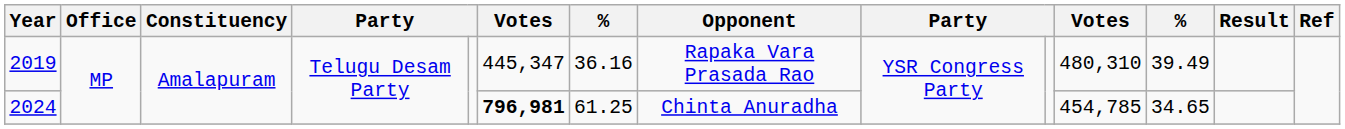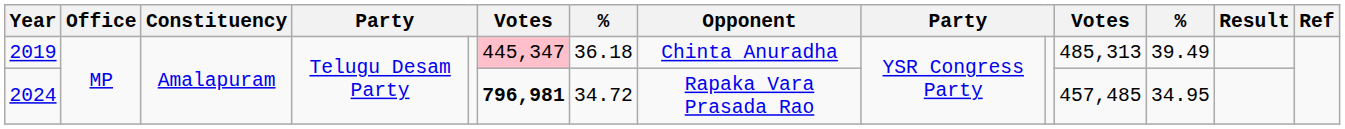(523, 64) no background -> (523, 53) pink background
(603, 64) 36.16 -> (603, 53) 36.18
(749, 64) Rapaka Vara Prasada Rao -> (749, 53) Chinta Anuradha
(1100, 64) 480,310 -> (1100, 53) 485,313
(603, 107) 61.25 -> (603, 96) 34.72
(749, 107) Chinta Anuradha -> (749, 96) Rapaka Vara Prasada Rao
(1100, 107) 454,785 -> (1100, 96) 457,485
(1180, 107) 34.65 -> (1180, 96) 34.95
